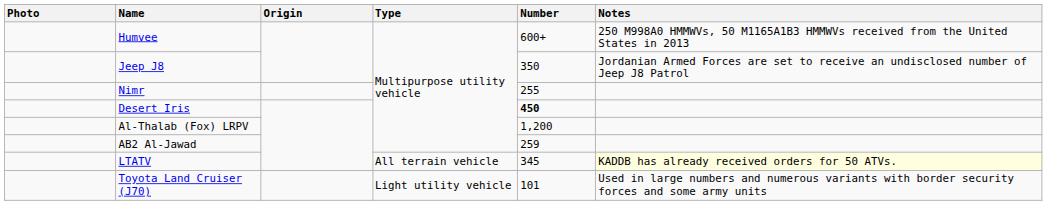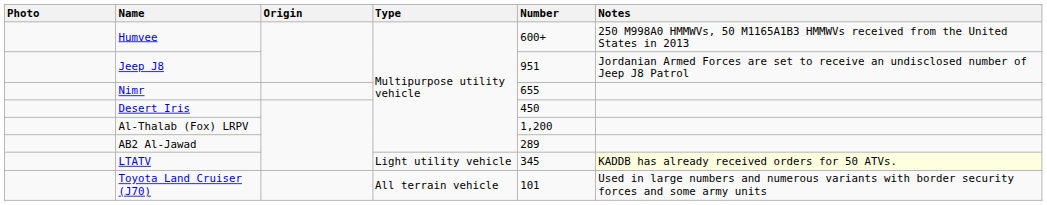(530, 67) 350 -> (530, 67) 951
(530, 91) 255 -> (530, 91) 655
(530, 108) bold -> (530, 108) normal
(530, 144) 259 -> (530, 144) 289
(437, 161) All terrain vehicle -> (443, 161) Light utility vehicle
(443, 185) Light utility vehicle -> (437, 185) All terrain vehicle
